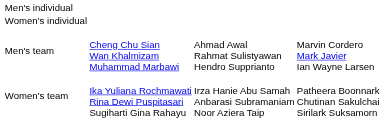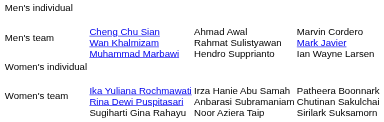rows swapped: (46, 21) <-> (29, 51)
